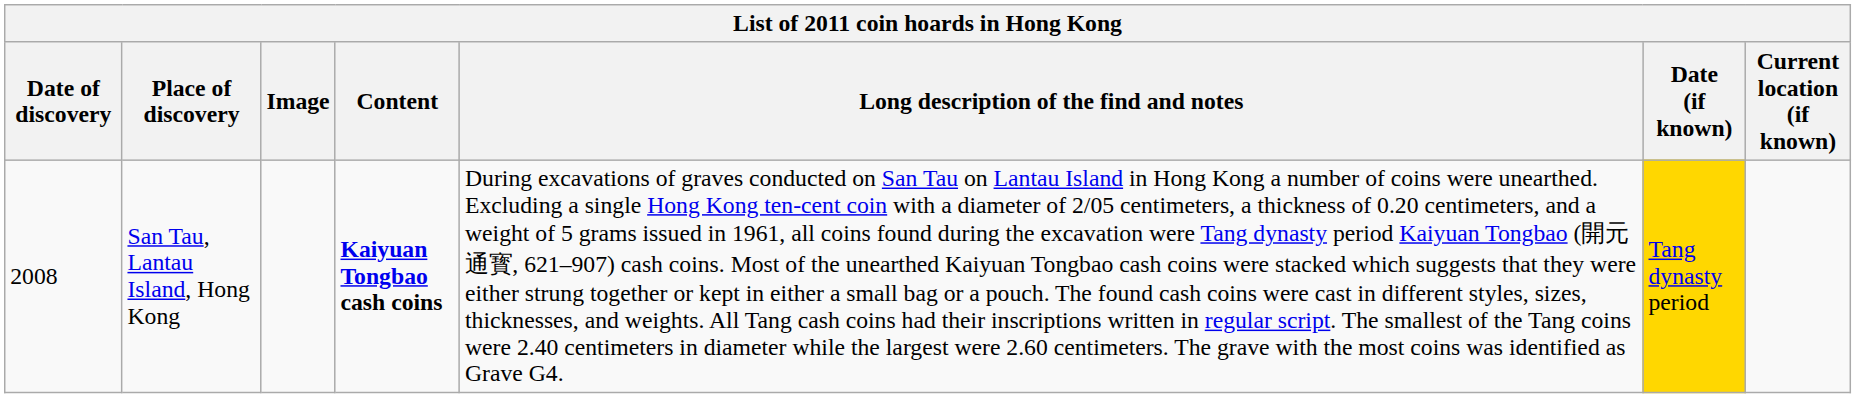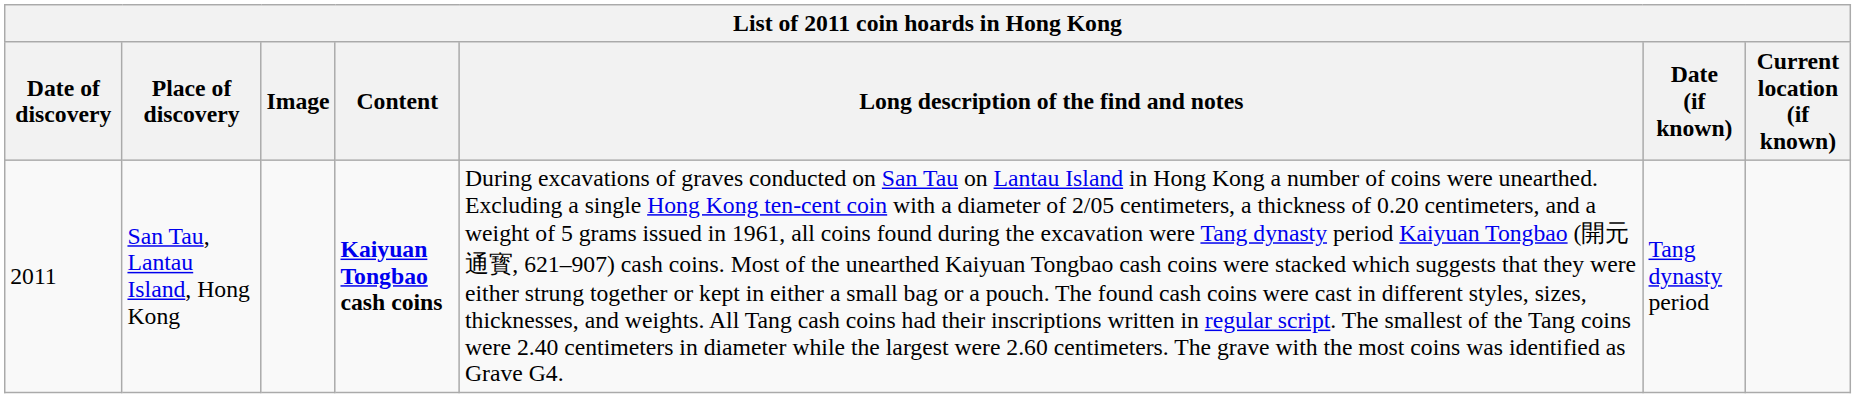(34, 275) 2008 -> (33, 275) 2011
(1685, 275) gold background -> (1685, 275) no background
